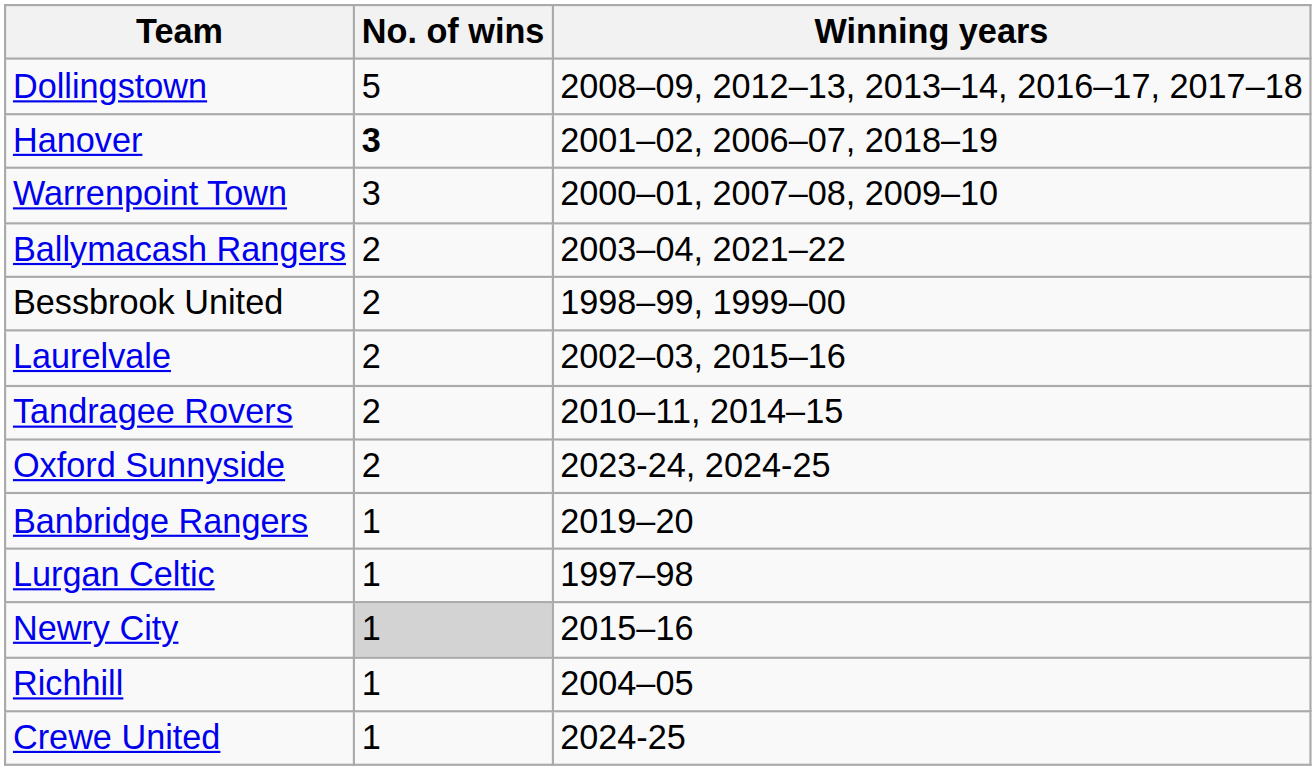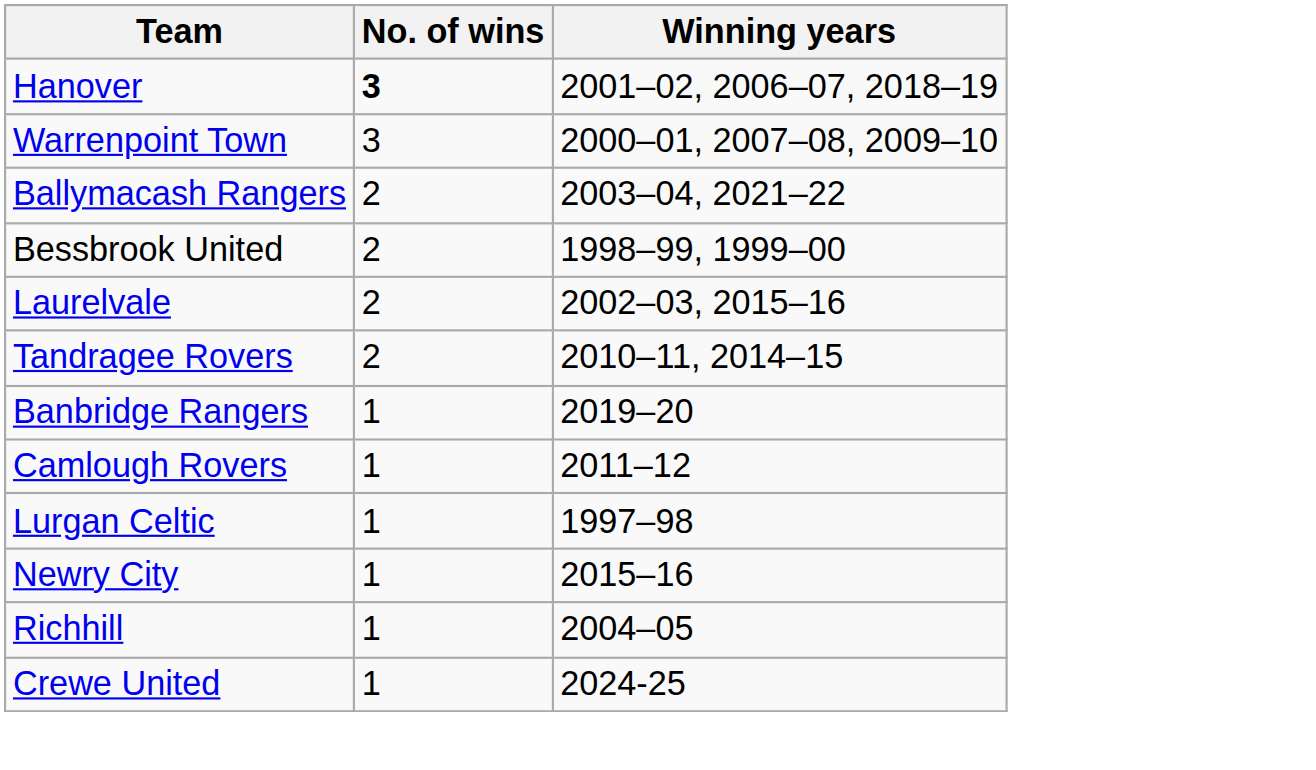- row: (110, 85)
- row: (149, 466)
+ row: (150, 466)
(371, 628) lightgrey background -> (371, 574) no background
